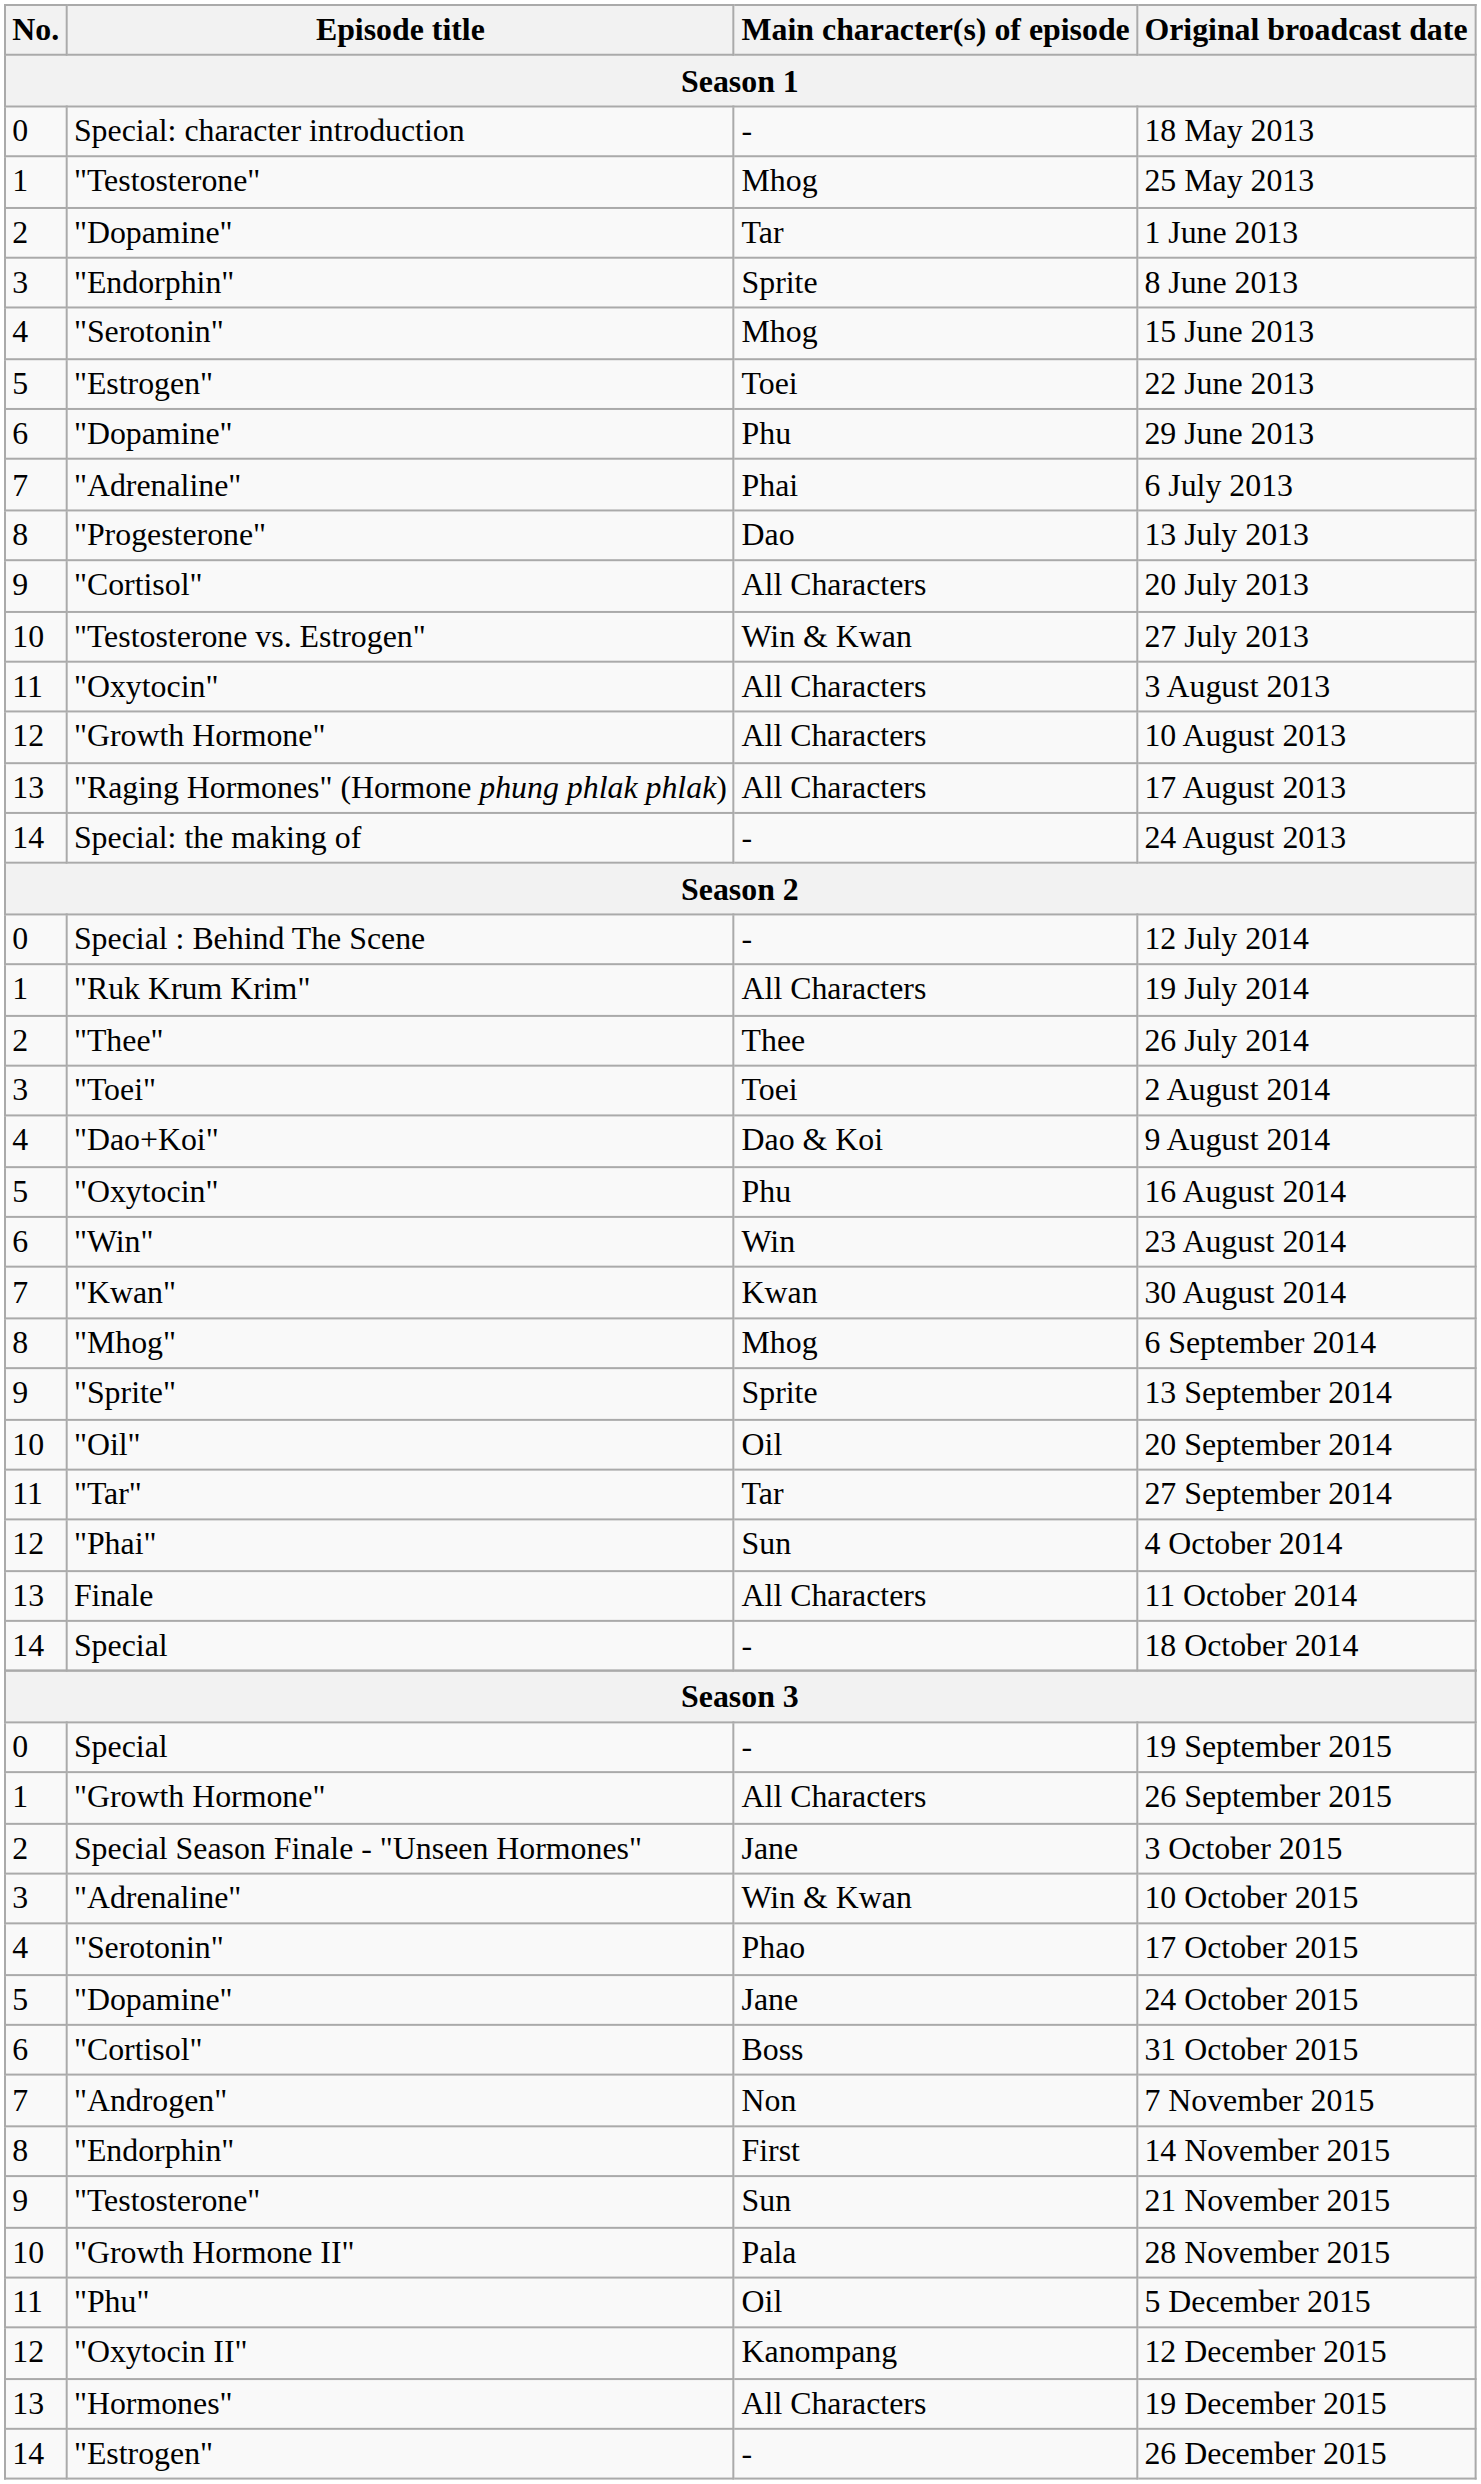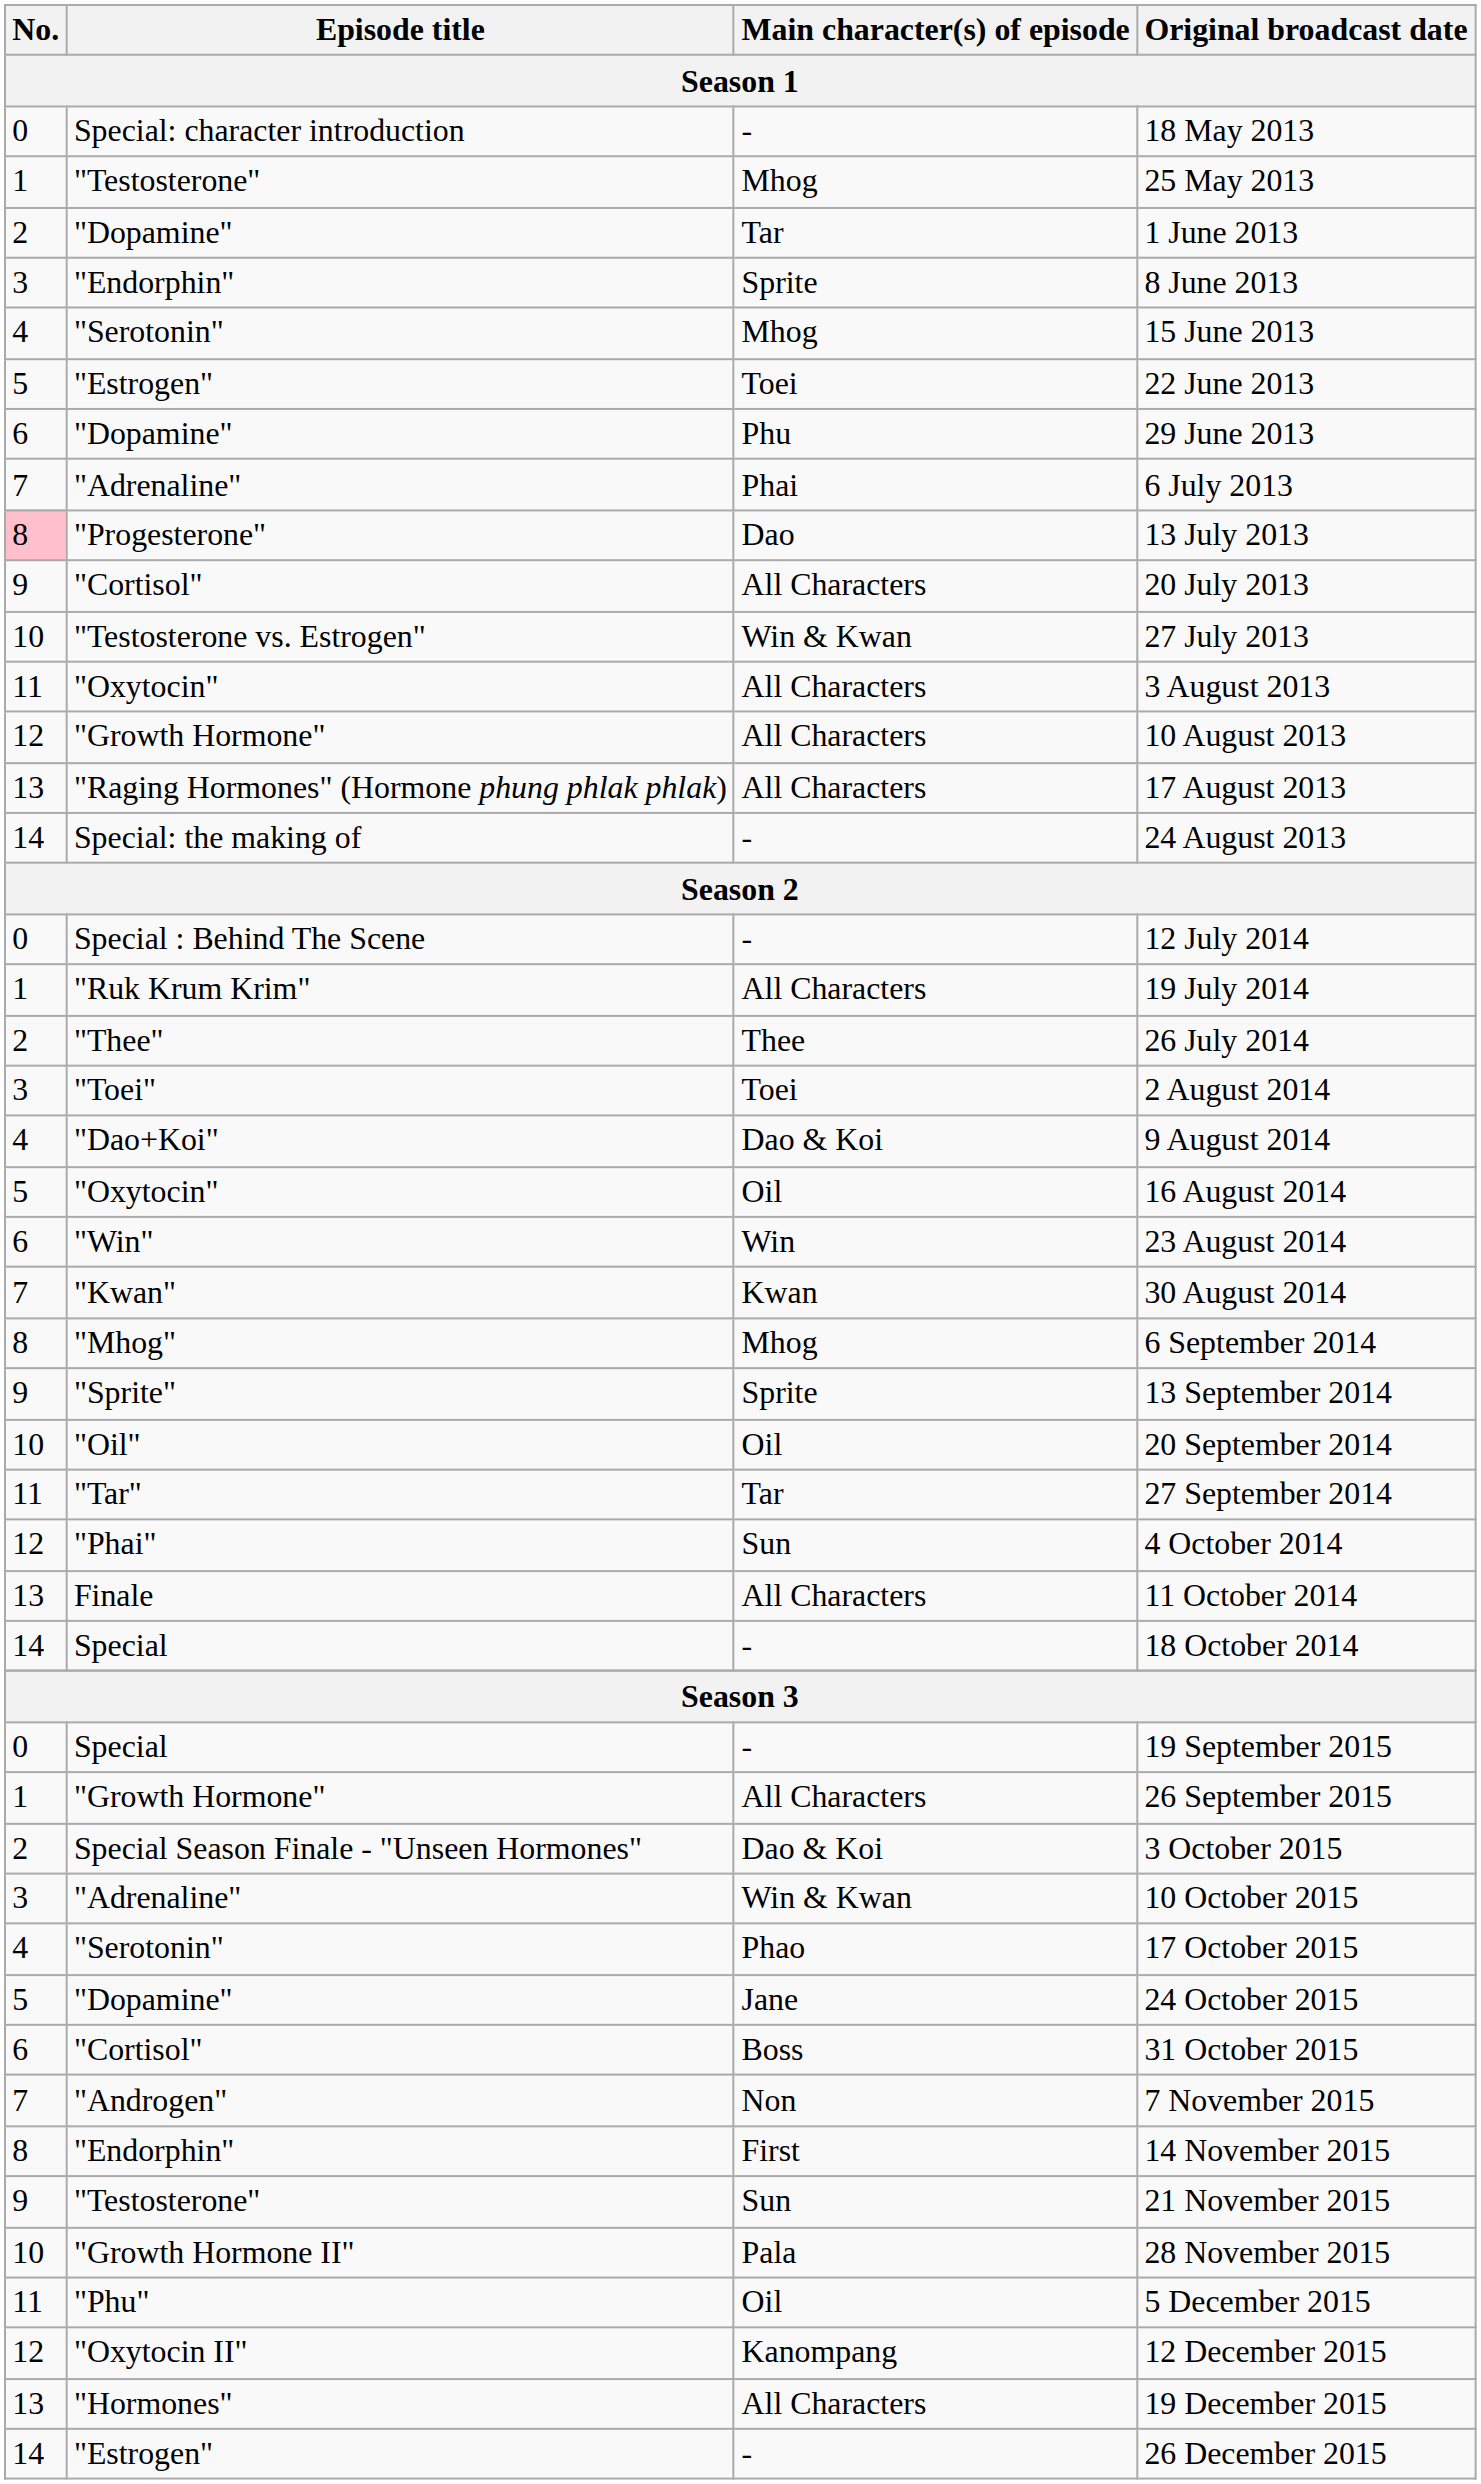(20, 534) no background -> (20, 534) pink background
(766, 1191) Phu -> (762, 1191) Oil
(770, 1847) Jane -> (812, 1847) Dao & Koi
